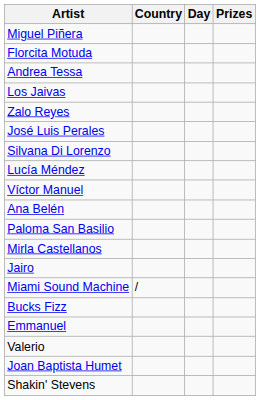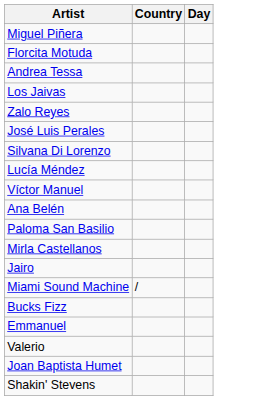- column: (234, 14)
